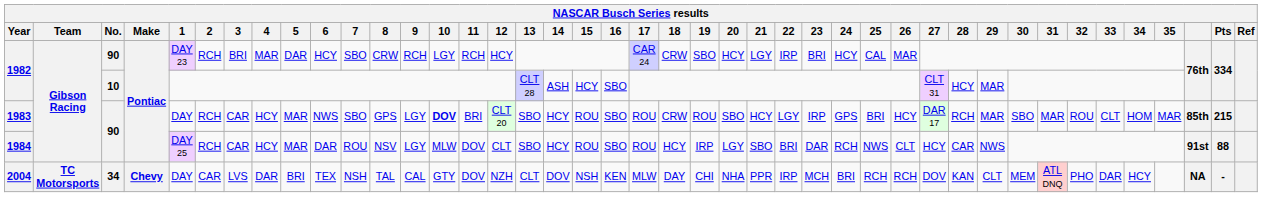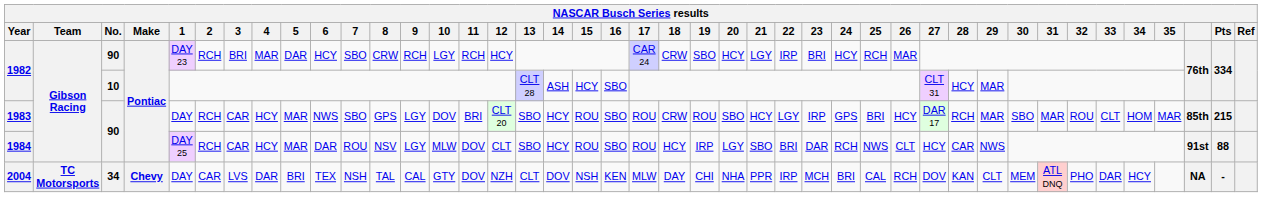(876, 55) CAL -> (876, 55) RCH
(444, 116) bold -> (444, 116) normal
(876, 177) RCH -> (876, 177) CAL
